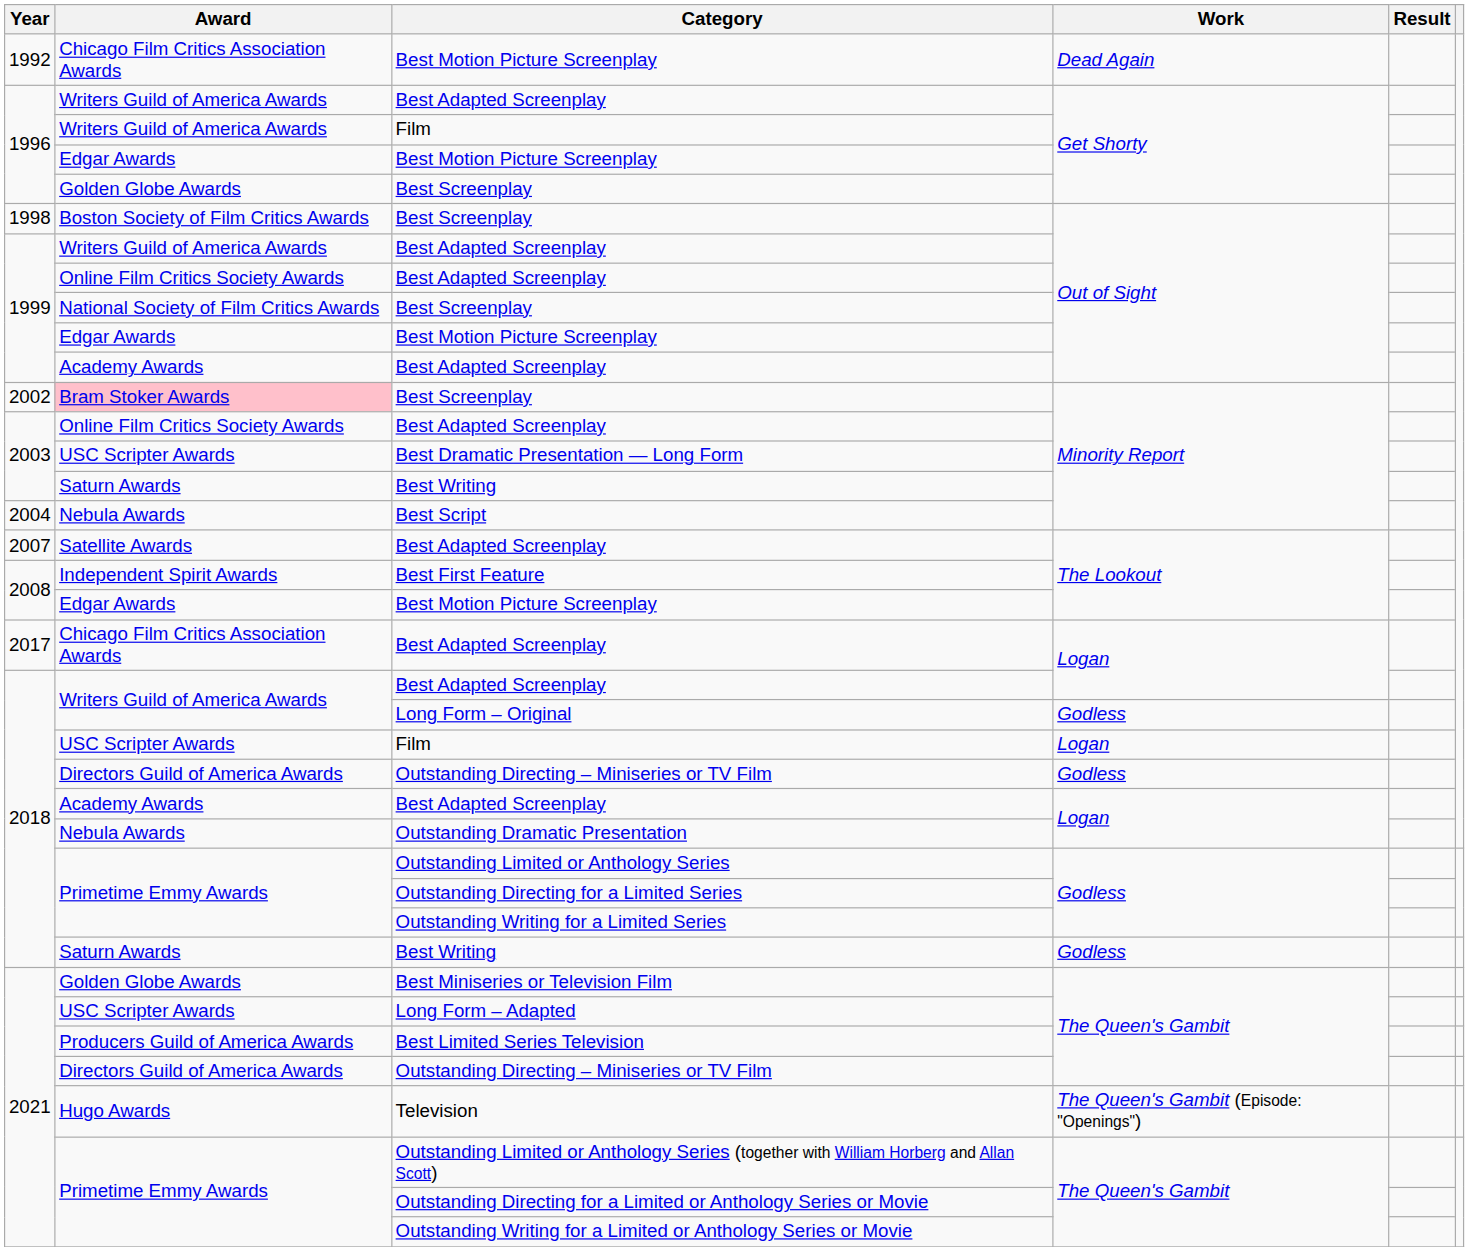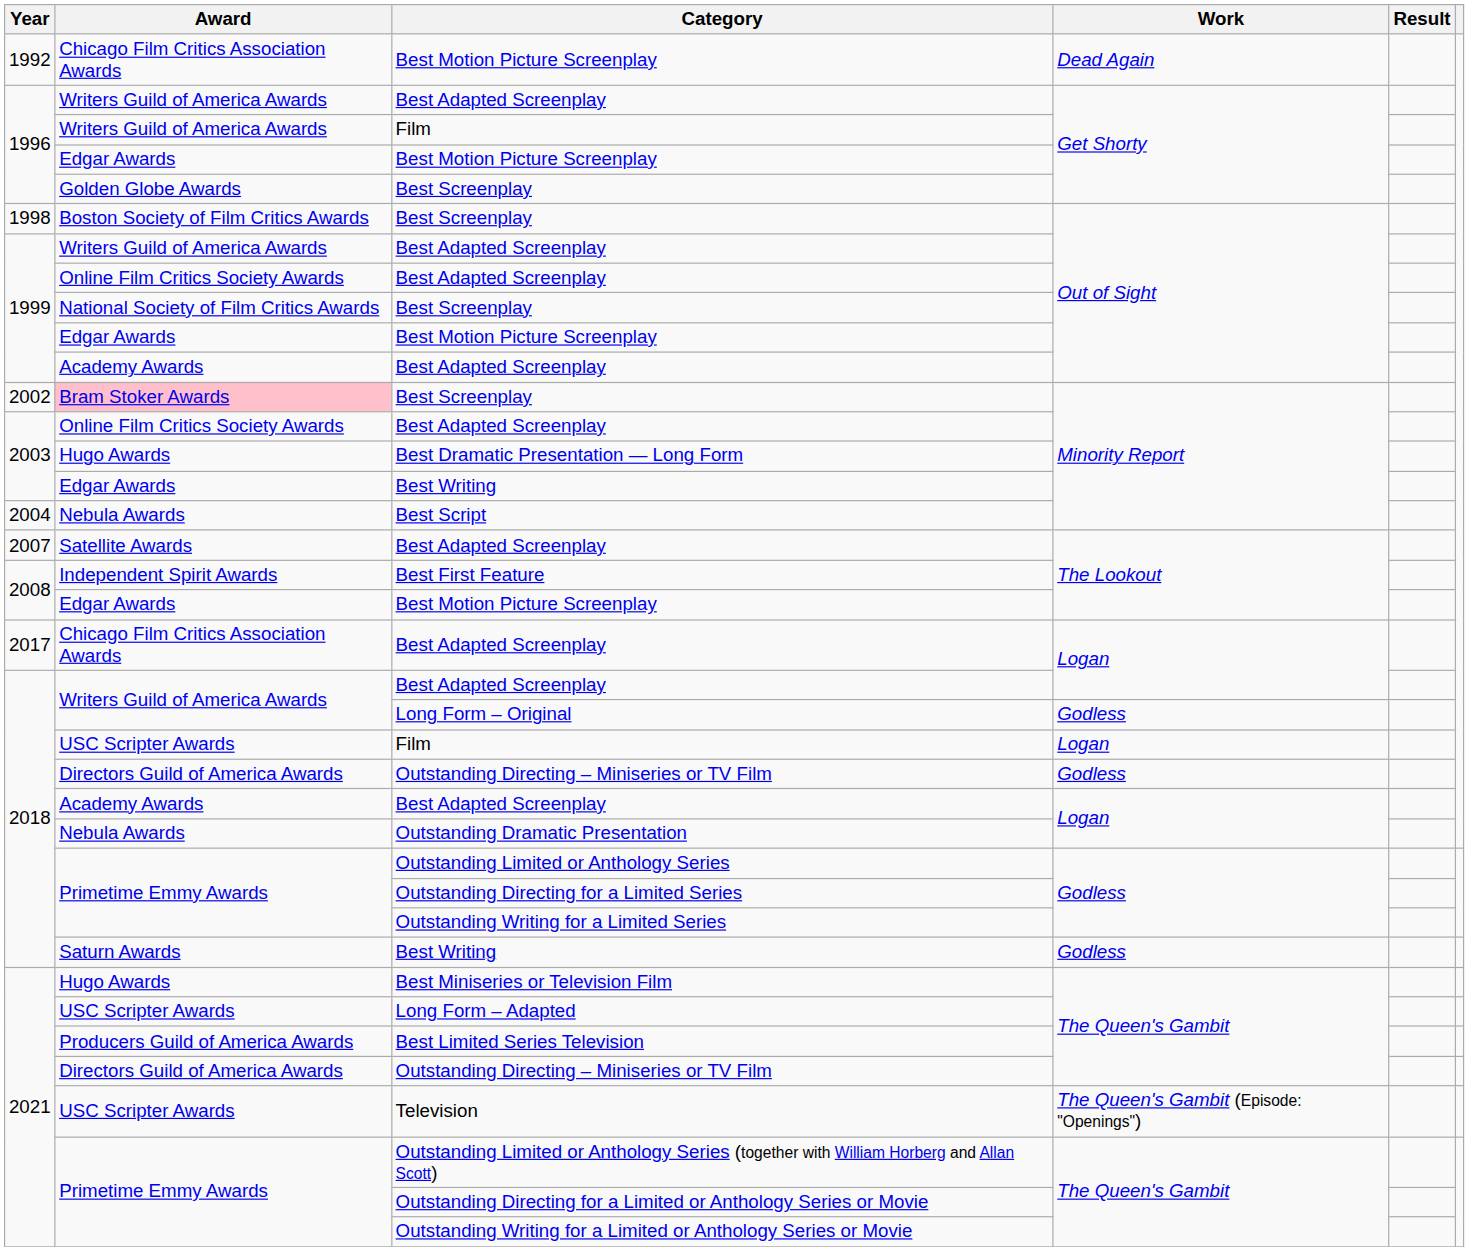(147, 456) USC Scripter Awards -> (115, 456) Hugo Awards
(120, 485) Saturn Awards -> (117, 485) Edgar Awards
(150, 981) Golden Globe Awards -> (115, 981) Hugo Awards
(115, 1111) Hugo Awards -> (147, 1111) USC Scripter Awards
